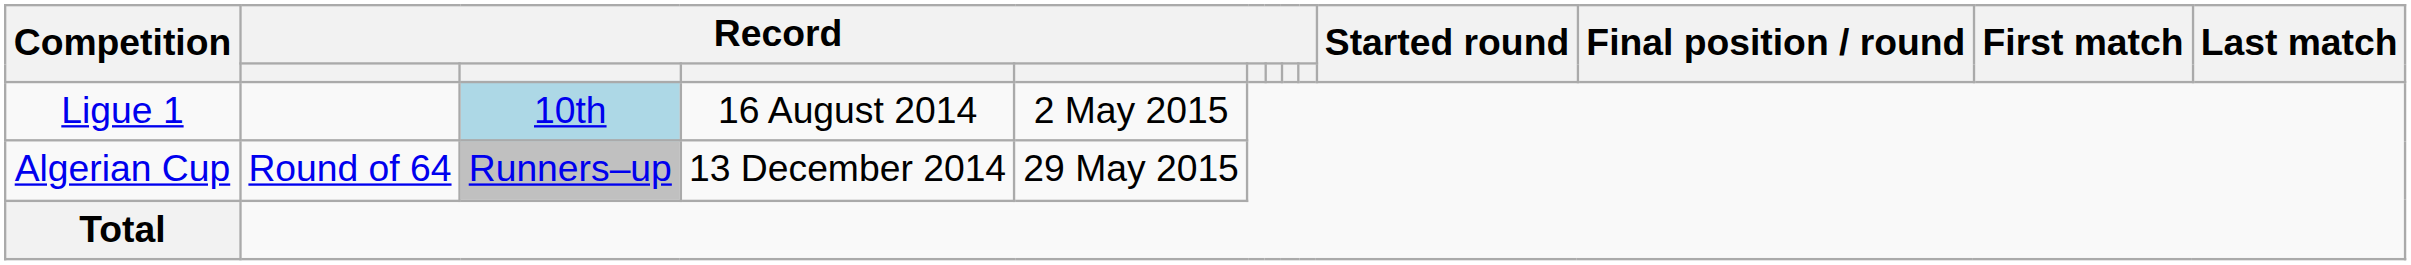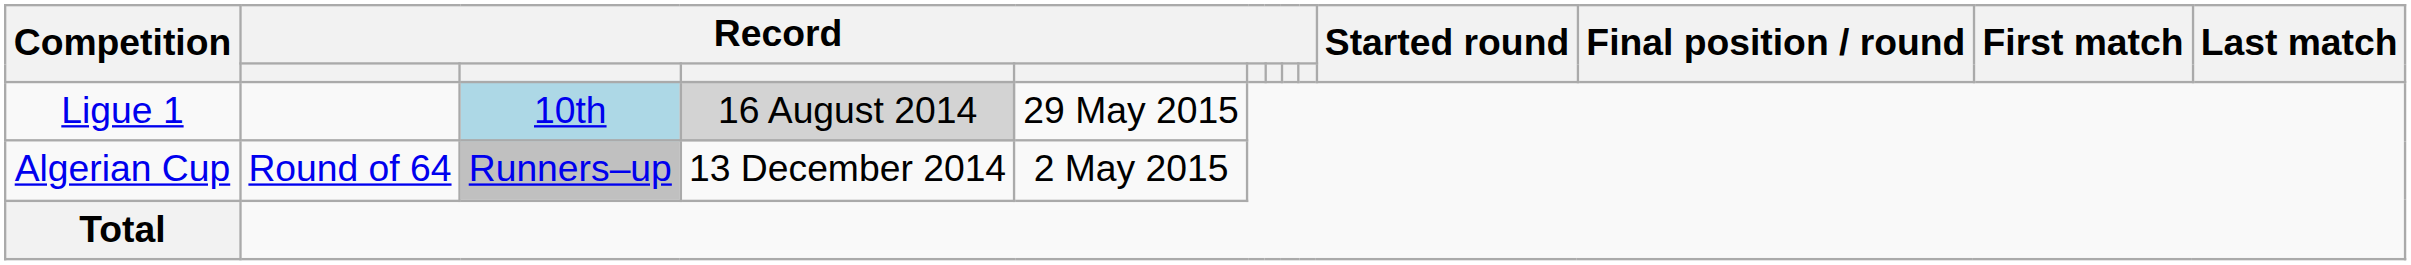(848, 110) no background -> (848, 110) lightgrey background
(1131, 110) 2 May 2015 -> (1131, 110) 29 May 2015
(1131, 169) 29 May 2015 -> (1131, 169) 2 May 2015
